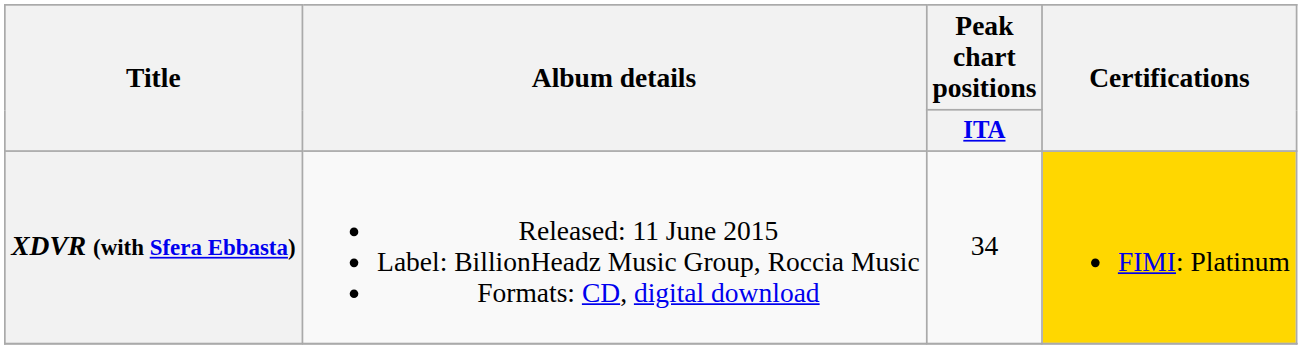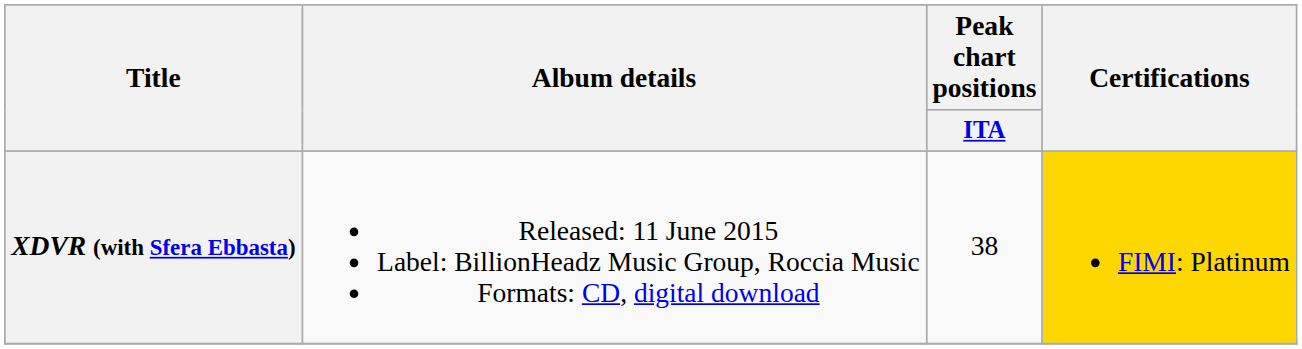(984, 246) 34 -> (984, 246) 38
